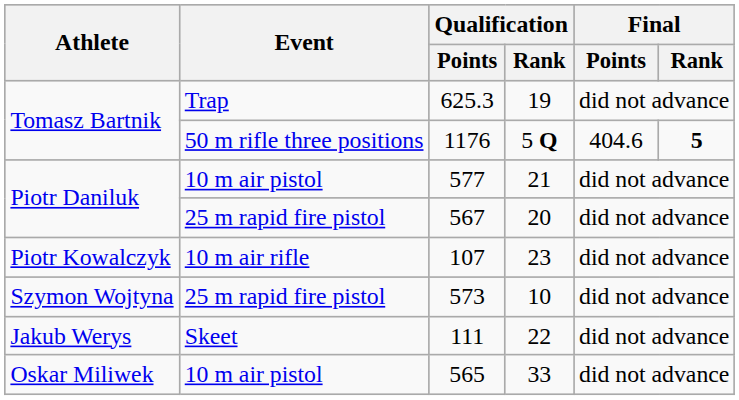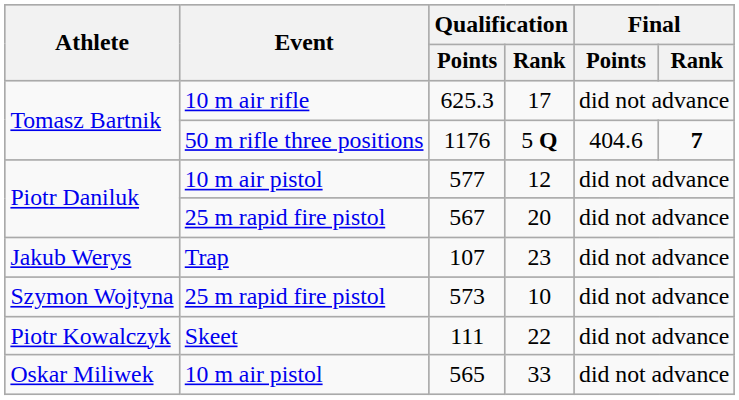(207, 100) Trap -> (247, 100) 10 m air rifle
(539, 100) 19 -> (539, 100) 17
(697, 139) 5 -> (697, 139) 7
(539, 179) 21 -> (539, 179) 12
(91, 257) Piotr Kowalczyk -> (71, 257) Jakub Werys
(247, 257) 10 m air rifle -> (207, 257) Trap
(71, 335) Jakub Werys -> (91, 335) Piotr Kowalczyk
